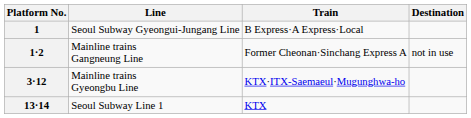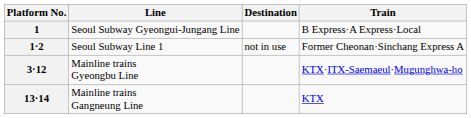columns swapped: (326, 13) <-> (438, 13)
(107, 53) Mainline trains Gangneung Line -> (117, 47) Seoul Subway Line 1
(117, 105) Seoul Subway Line 1 -> (107, 99) Mainline trains Gangneung Line
